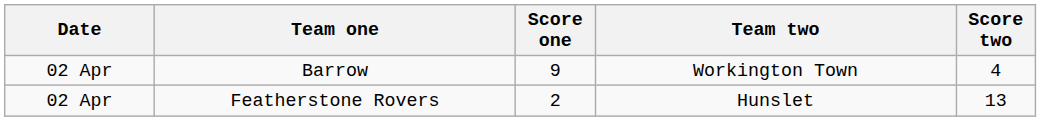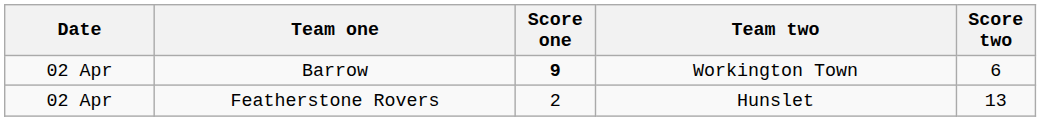(555, 71) normal -> (555, 71) bold
(996, 71) 4 -> (996, 71) 6
